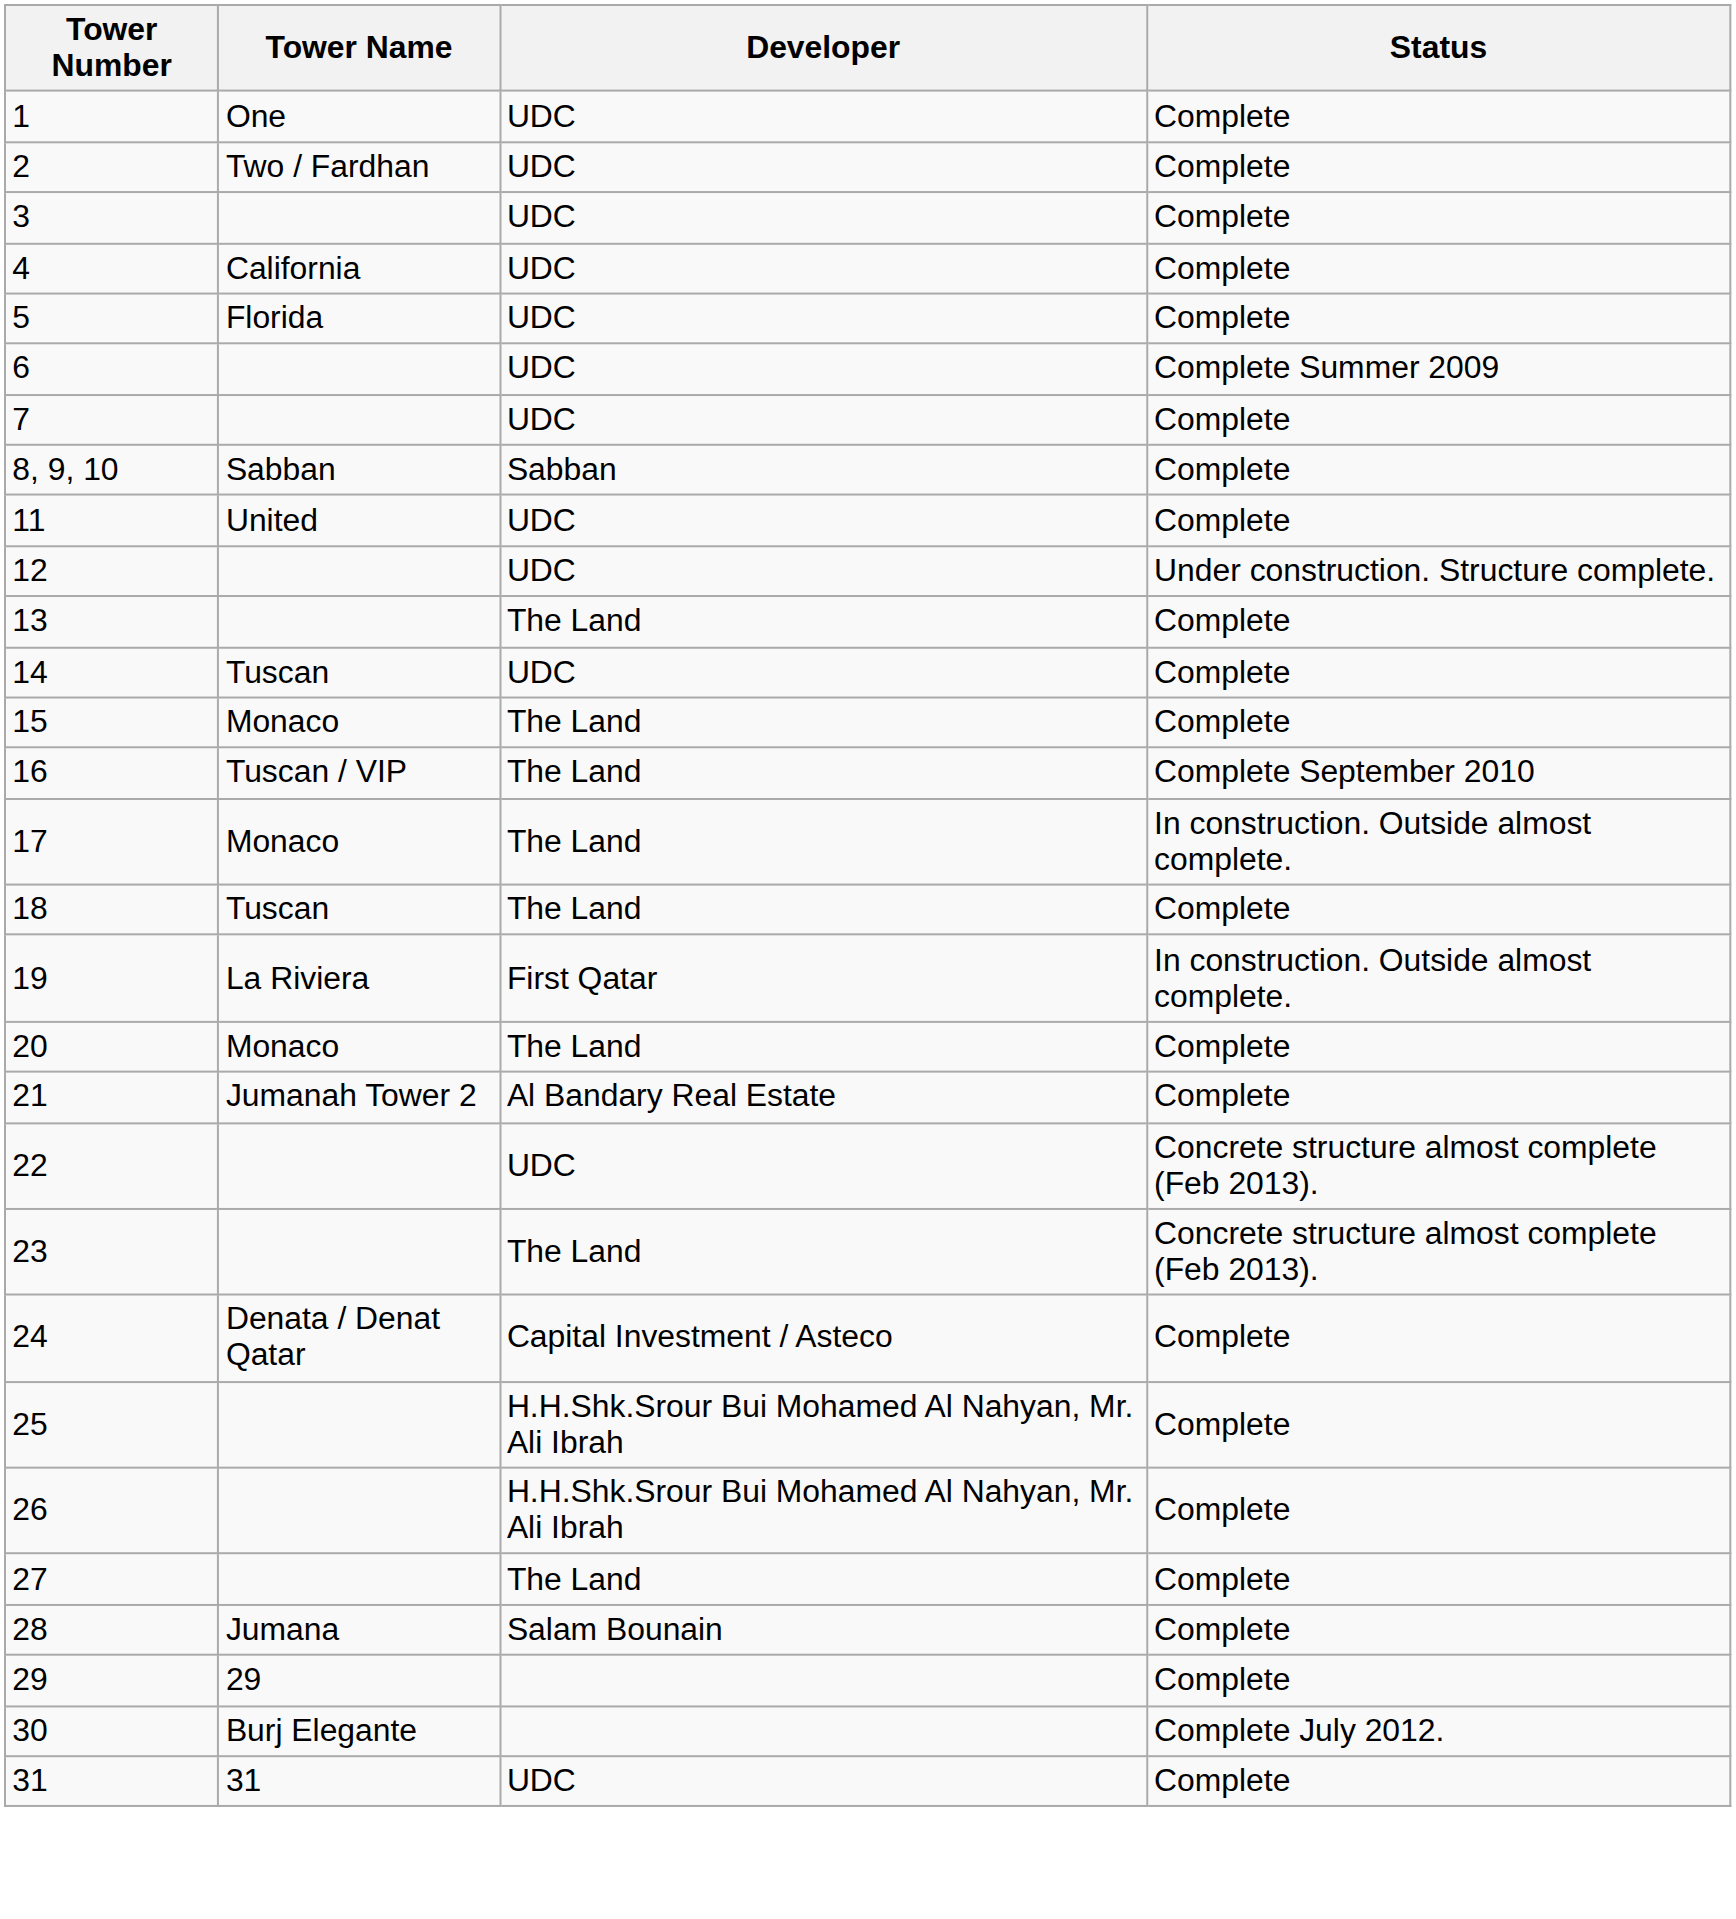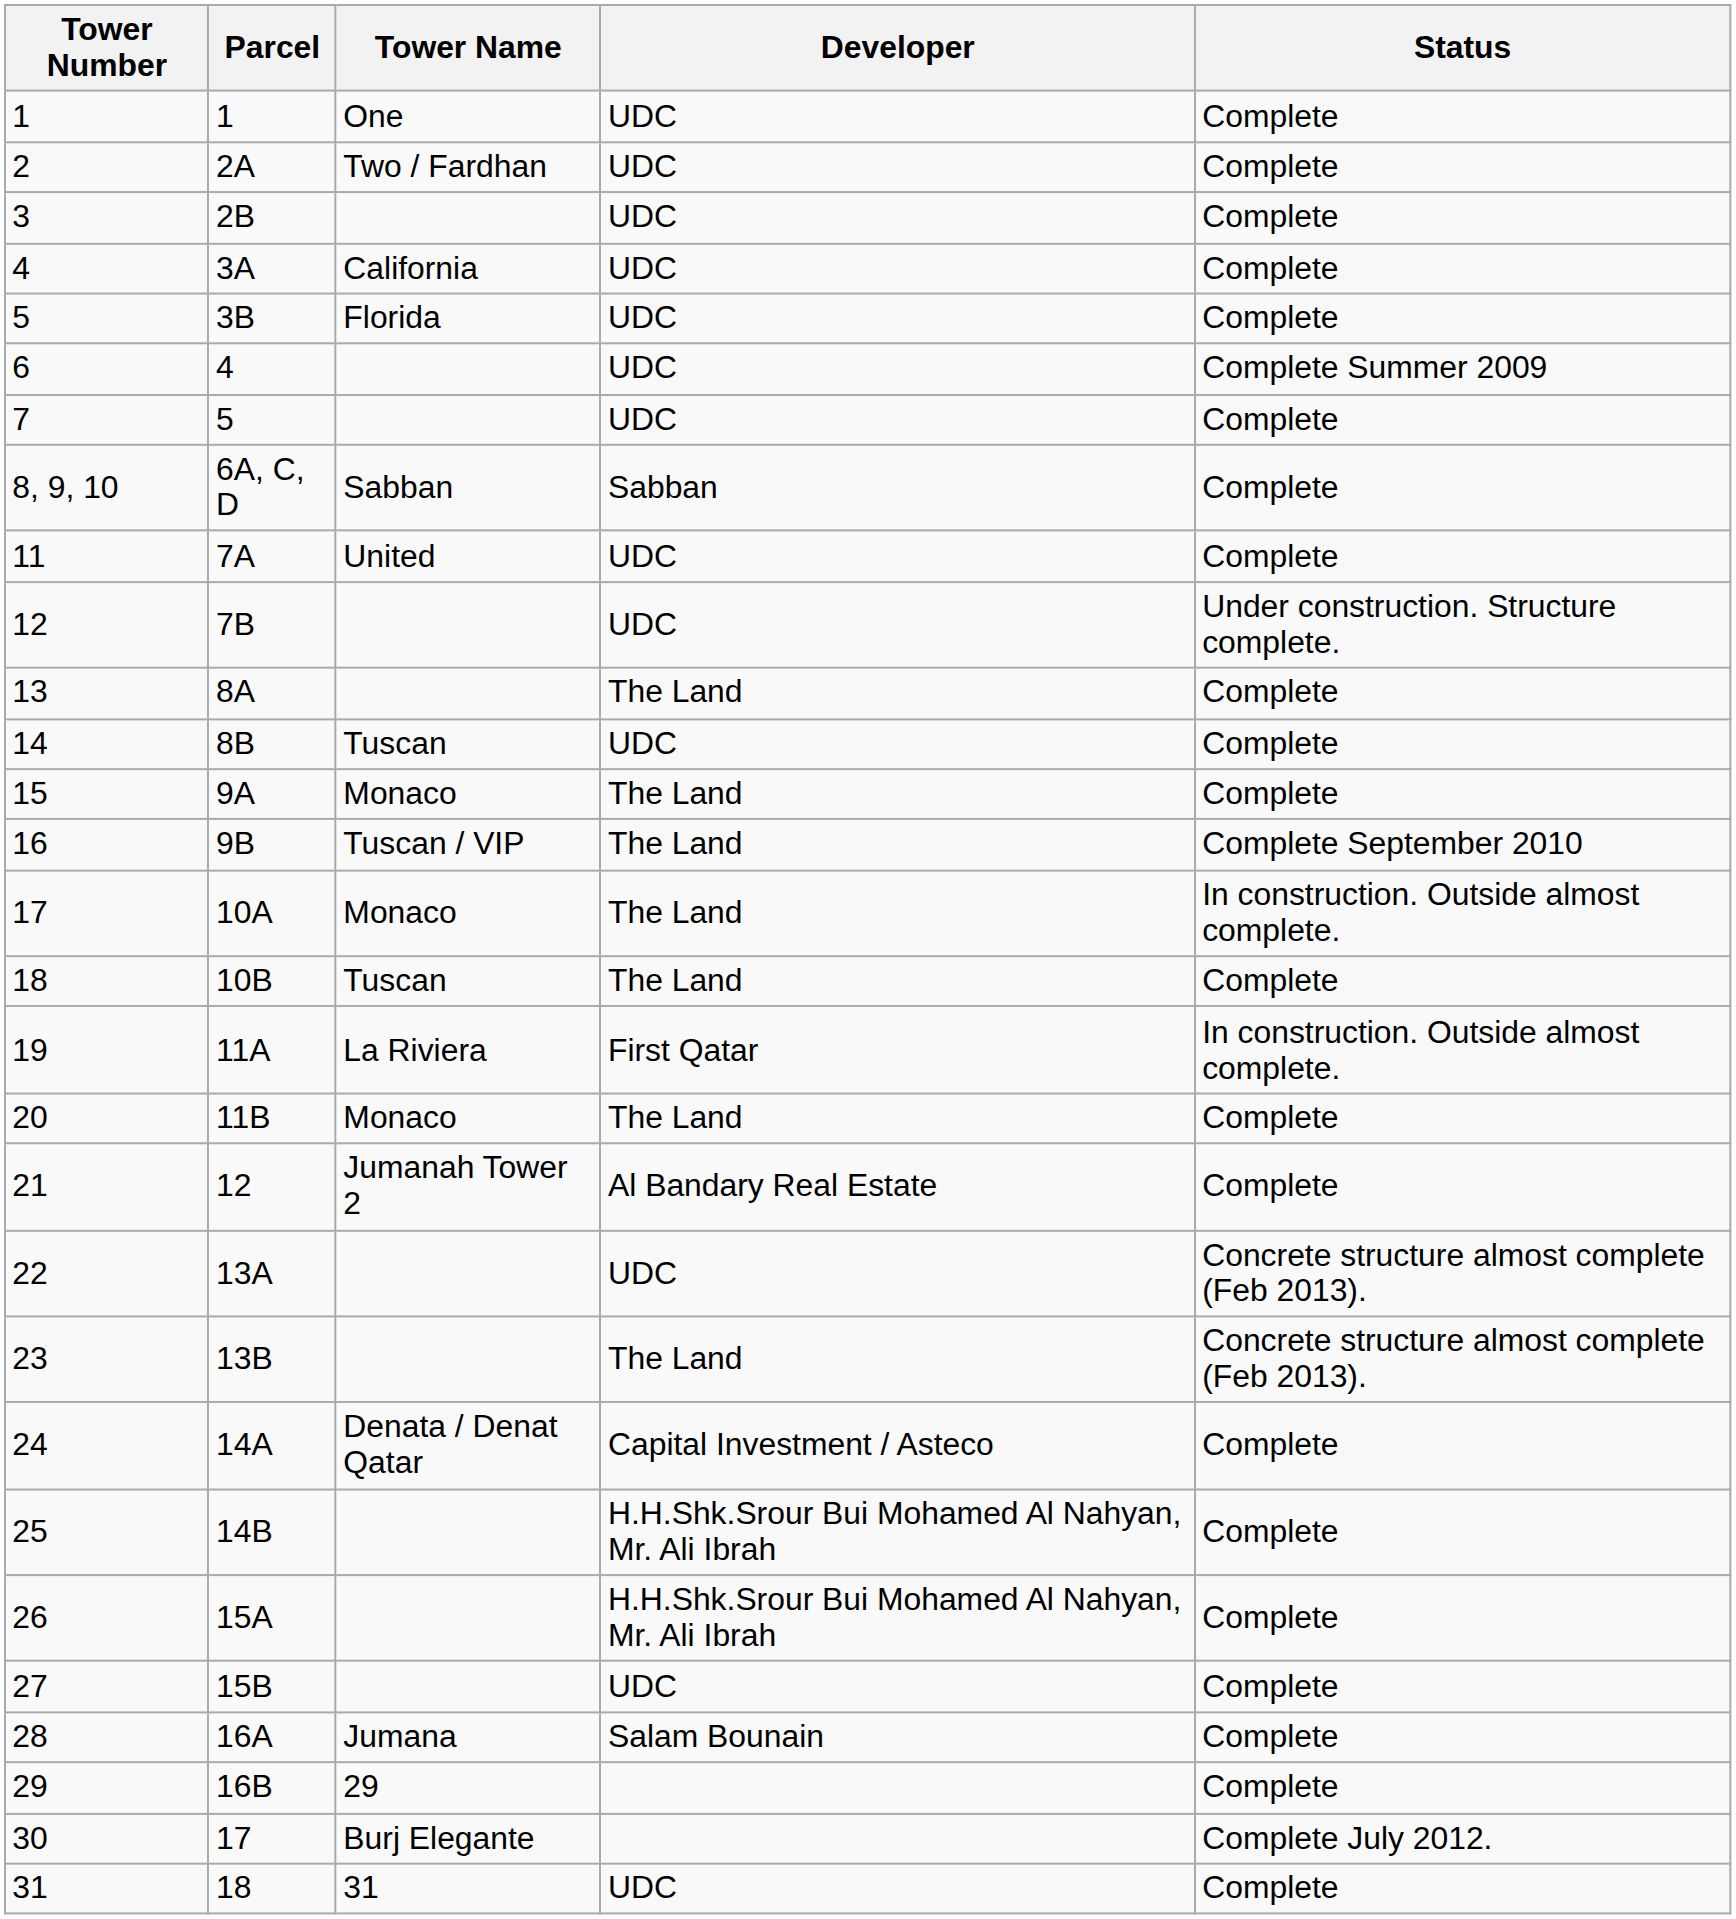+ column: (272, 47)
(574, 1578) The Land -> (642, 1686) UDC
